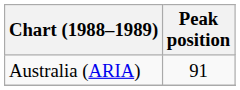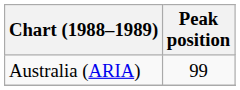(198, 70) 91 -> (198, 70) 99
